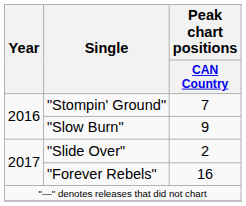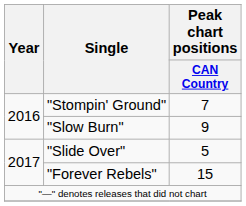(205, 151) 2 -> (205, 151) 5
(205, 174) 16 -> (205, 174) 15
